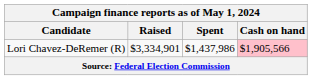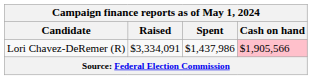(155, 48) $3,334,901 -> (155, 48) $3,334,091
